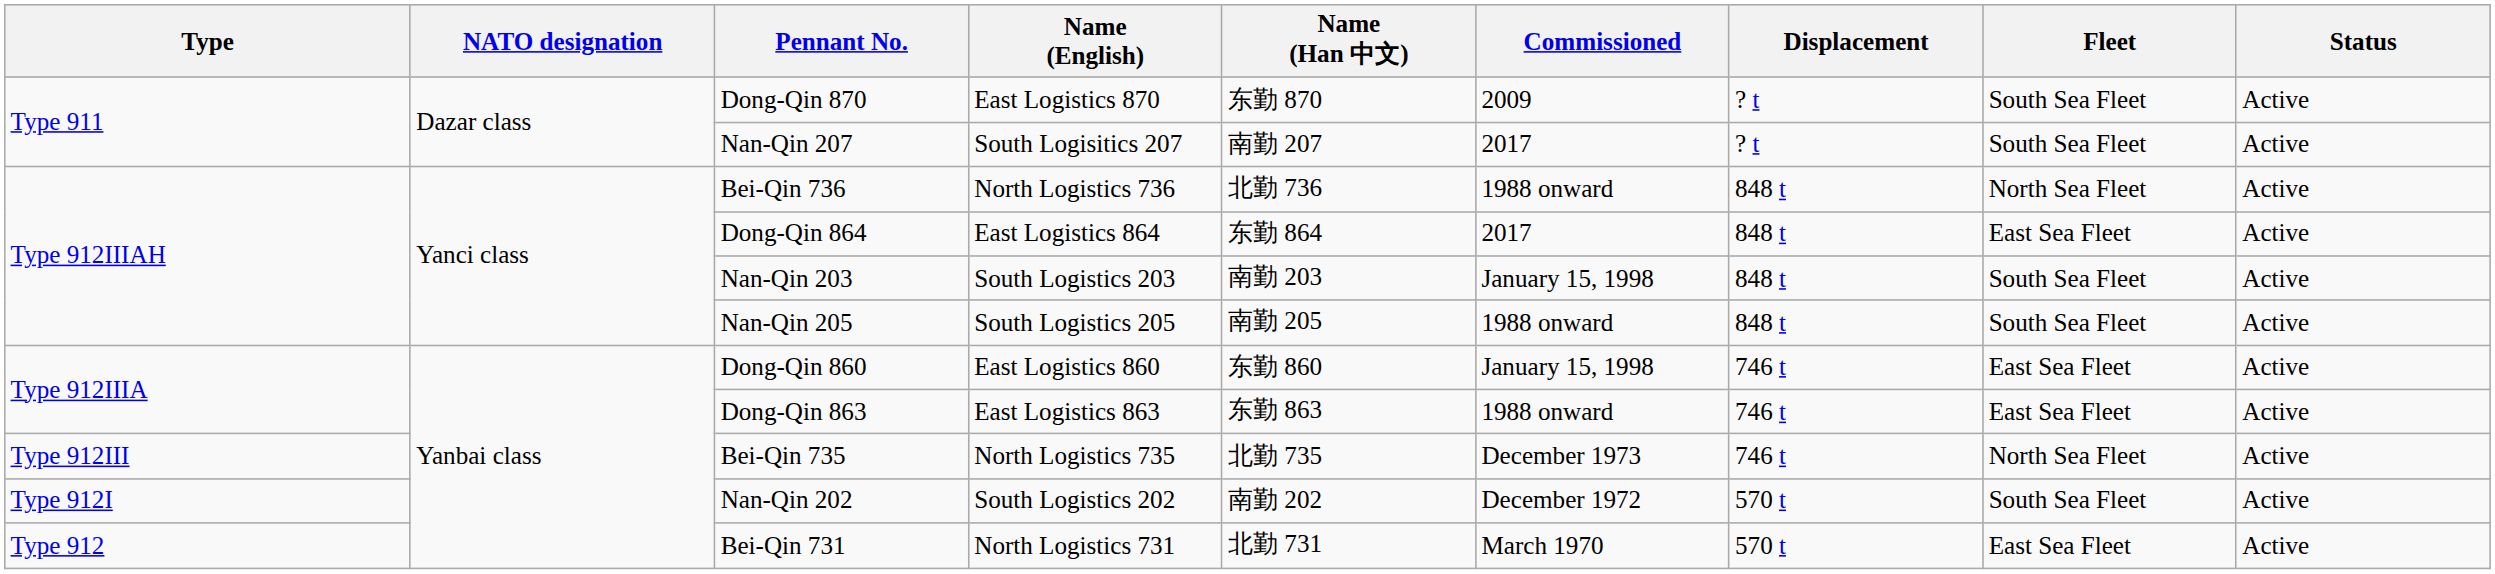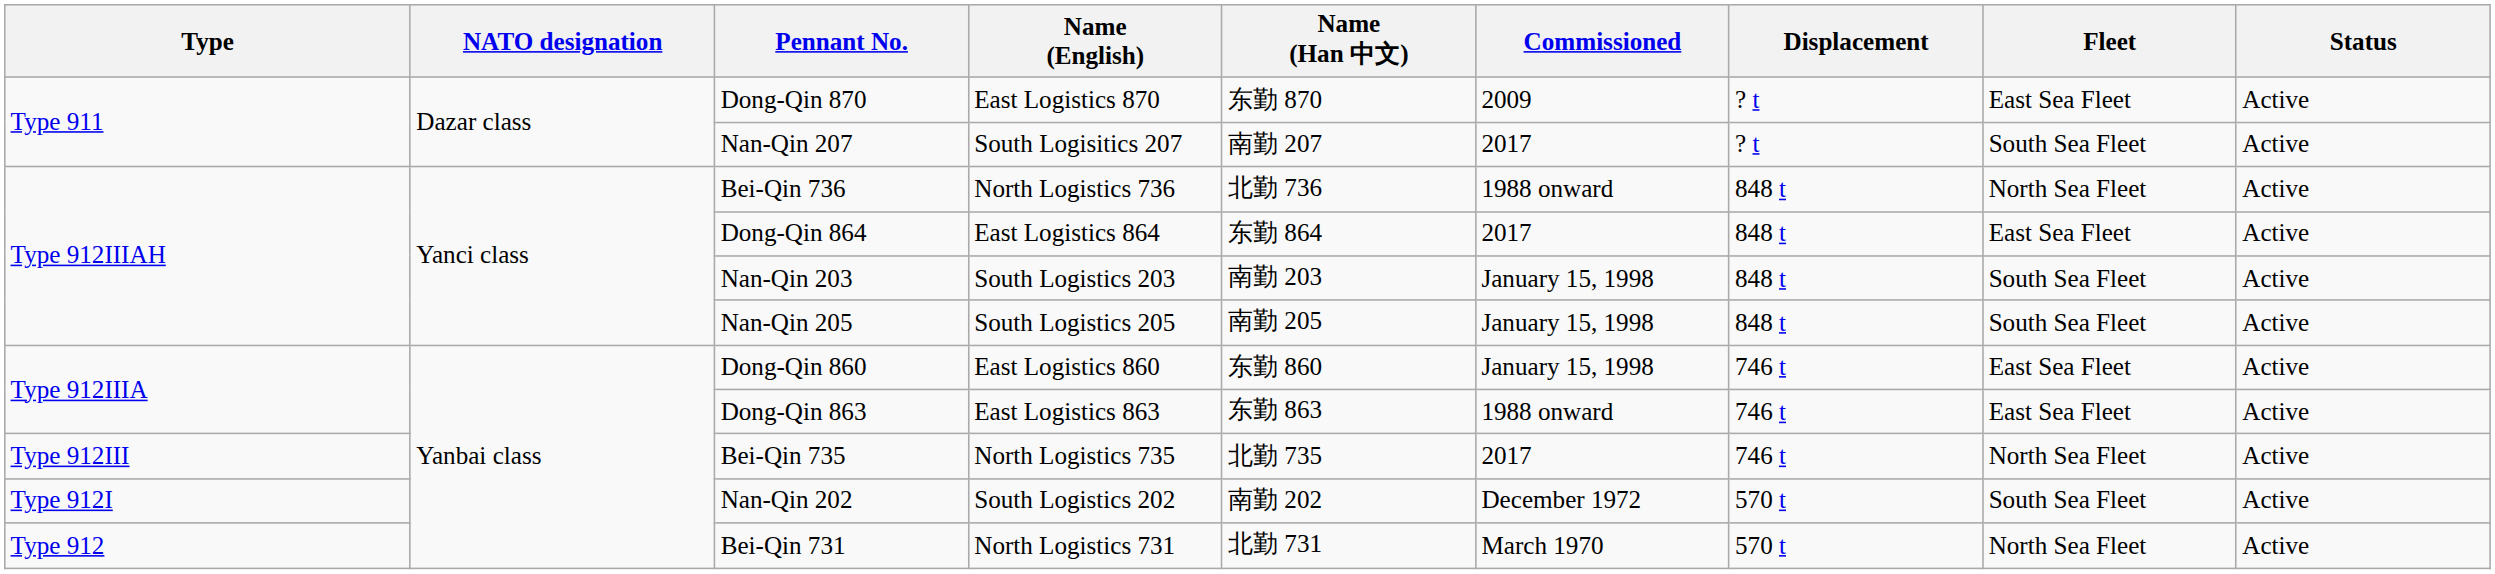(2067, 99) South Sea Fleet -> (2060, 99) East Sea Fleet
(1547, 322) 1988 onward -> (1568, 322) January 15, 1998
(1561, 455) December 1973 -> (1507, 455) 2017
(2060, 545) East Sea Fleet -> (2067, 545) North Sea Fleet
